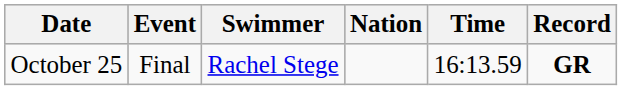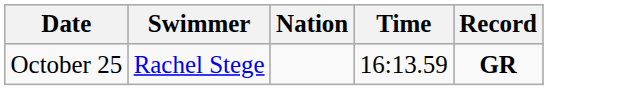- column: (165, 24)
